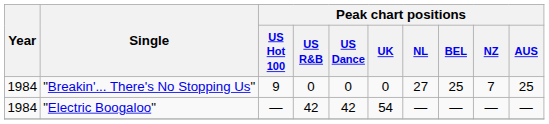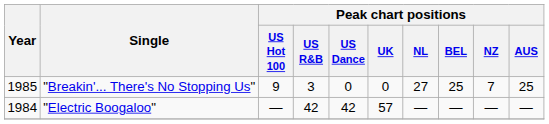(22, 87) 1984 -> (22, 87) 1985
(311, 87) 0 -> (311, 87) 3
(386, 108) 54 -> (386, 108) 57
